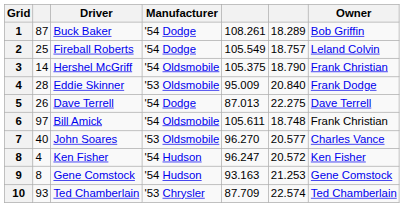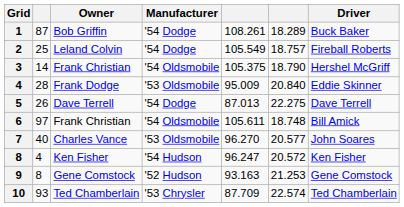columns swapped: (96, 13) <-> (354, 13)
(173, 175) '54 Hudson -> (173, 175) '52 Hudson
